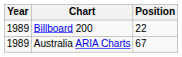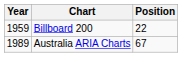(18, 28) 1989 -> (18, 28) 1959
